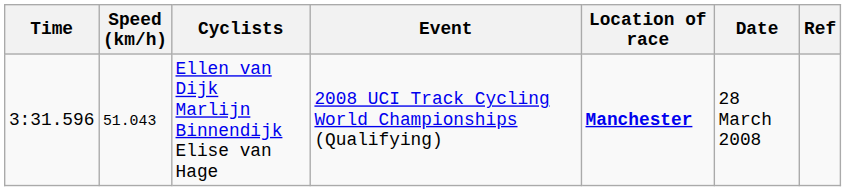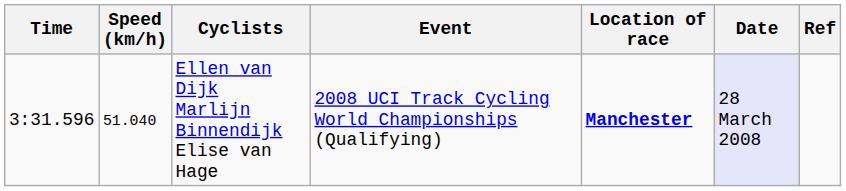(130, 121) 51.043 -> (130, 121) 51.040
(745, 120) no background -> (745, 120) lavender background
